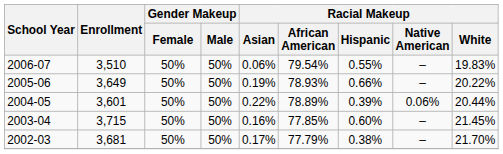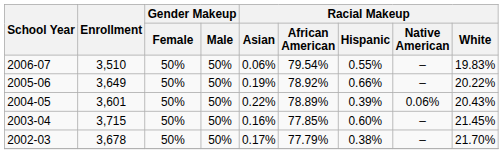(308, 84) 78.93% -> (308, 84) 78.92%
(475, 102) 20.44% -> (475, 102) 20.43%
(111, 140) 3,681 -> (111, 140) 3,678
